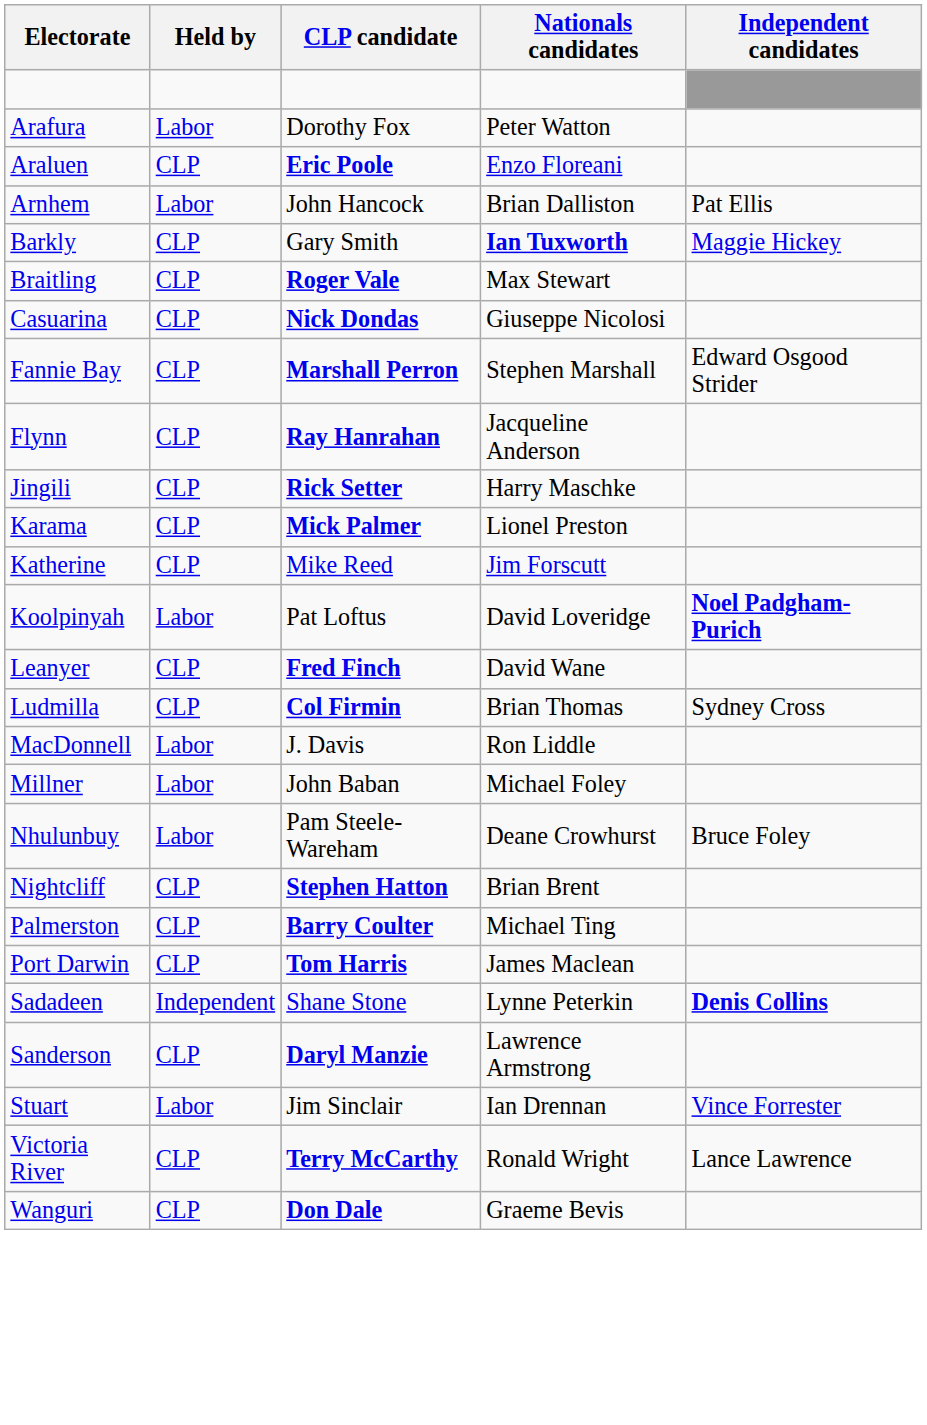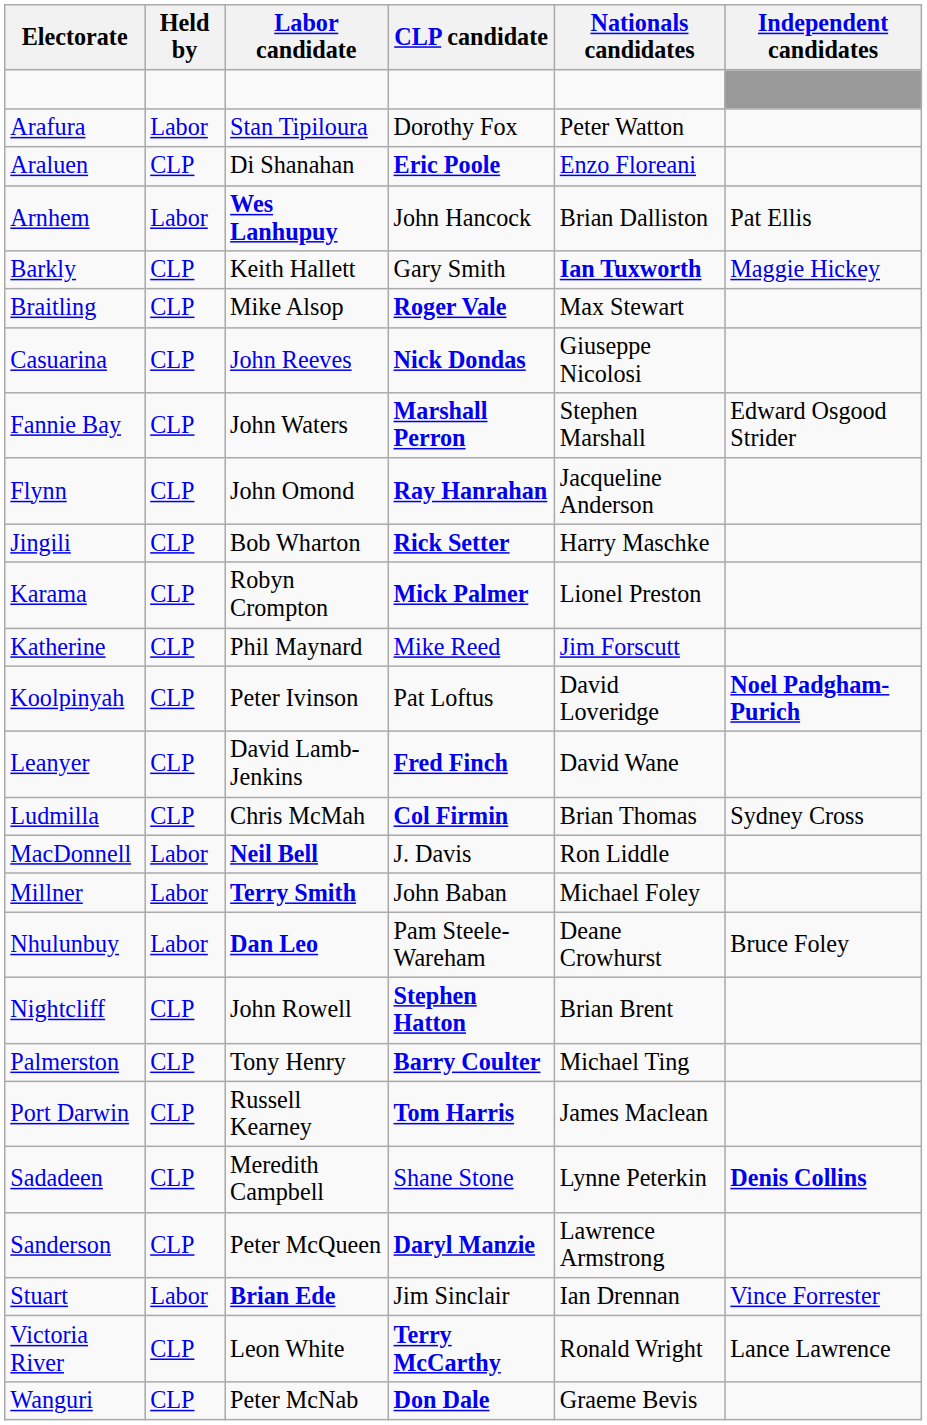+ column: (306, 37)
(185, 616) Labor -> (172, 698) CLP
(215, 1002) Independent -> (172, 1179) CLP
